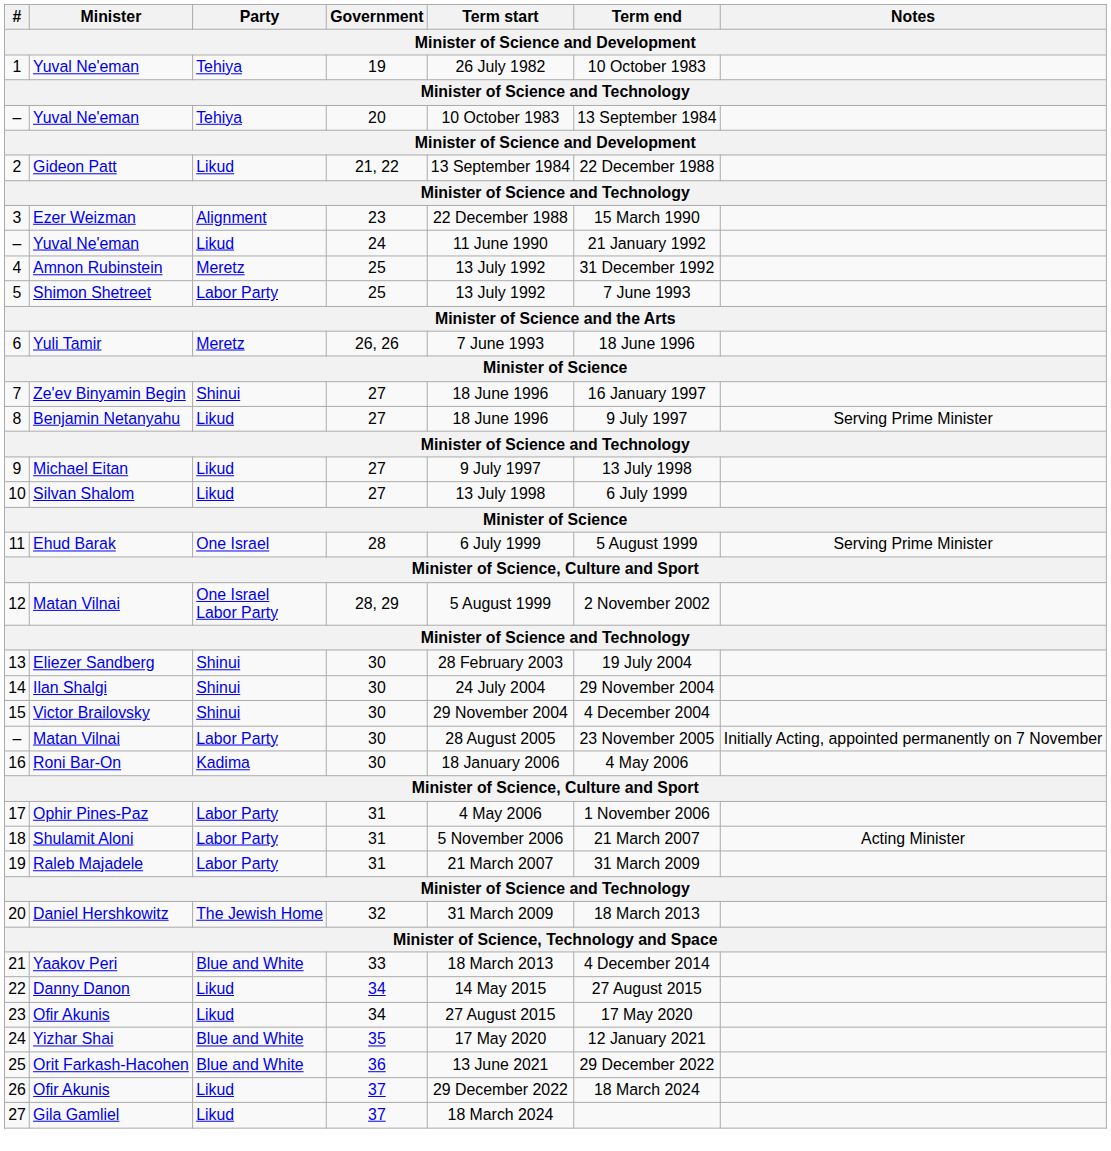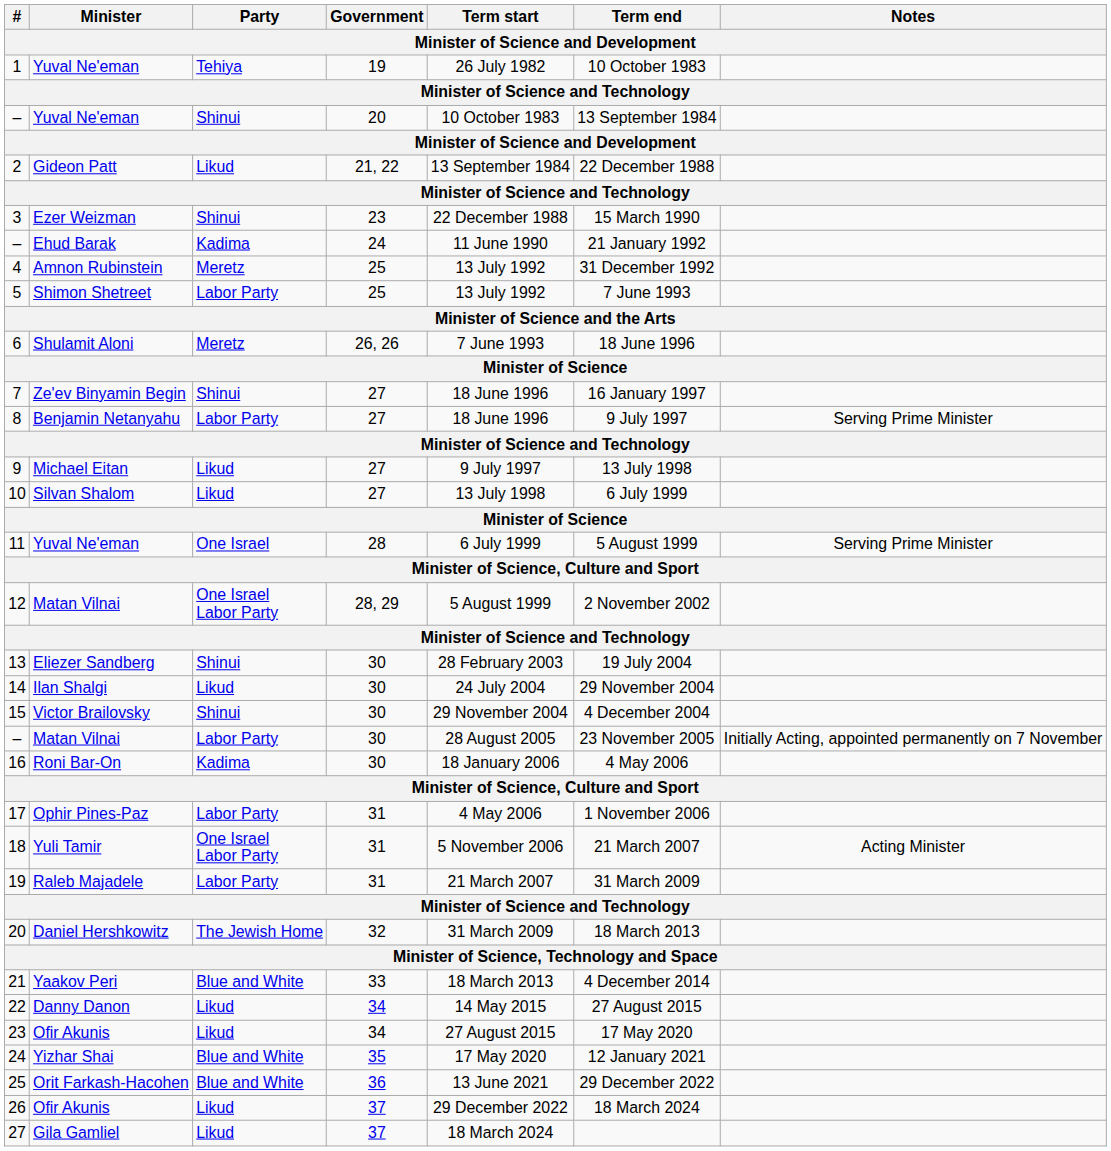(219, 117) Tehiya -> (218, 117) Shinui
(231, 218) Alignment -> (218, 218) Shinui
(86, 243) Yuval Ne'eman -> (74, 243) Ehud Barak
(215, 243) Likud -> (223, 243) Kadima
(67, 343) Yuli Tamir -> (83, 343) Shulamit Aloni
(215, 419) Likud -> (237, 419) Labor Party
(74, 544) Ehud Barak -> (86, 544) Yuval Ne'eman
(218, 688) Shinui -> (215, 688) Likud
(83, 838) Shulamit Aloni -> (67, 847) Yuli Tamir
(237, 838) Labor Party -> (237, 847) One Israel Labor Party
